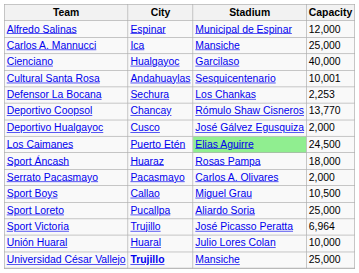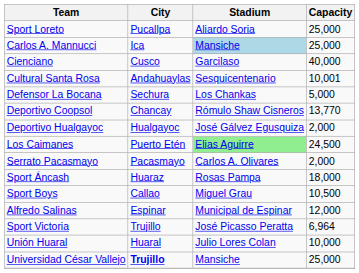rows swapped: (42, 29) <-> (35, 210)
(218, 45) no background -> (218, 45) lightblue background
(155, 62) Hualgayoc -> (145, 62) Cusco
(322, 95) 2,253 -> (322, 95) 5,000
(145, 128) Cusco -> (155, 128) Hualgayoc
rows swapped: (52, 177) <-> (38, 161)
